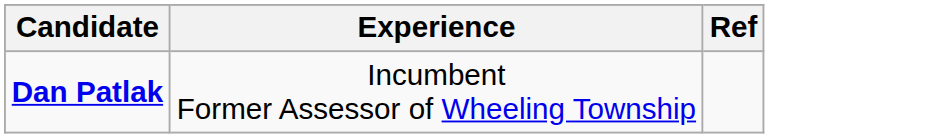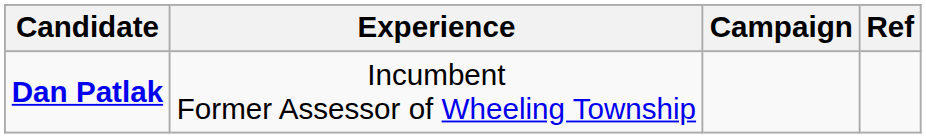+ column: (781, 27)
